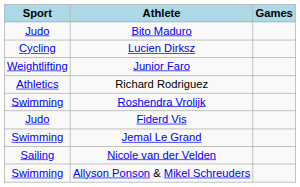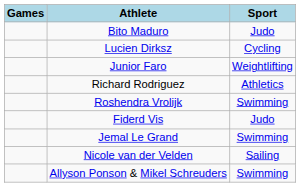columns swapped: (274, 13) <-> (37, 13)
